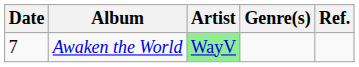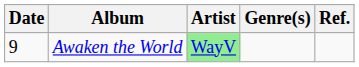(13, 47) 7 -> (13, 47) 9
